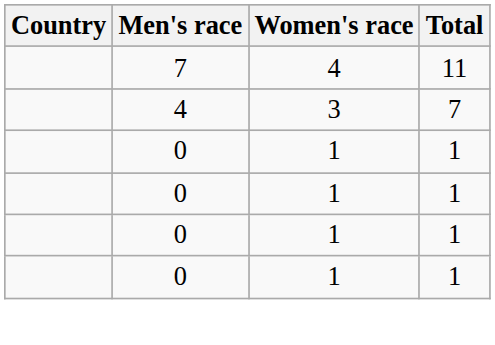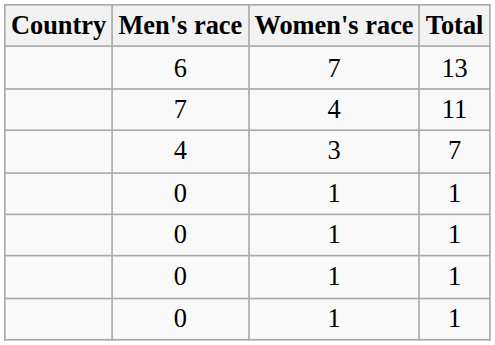+ row: (180, 67)
